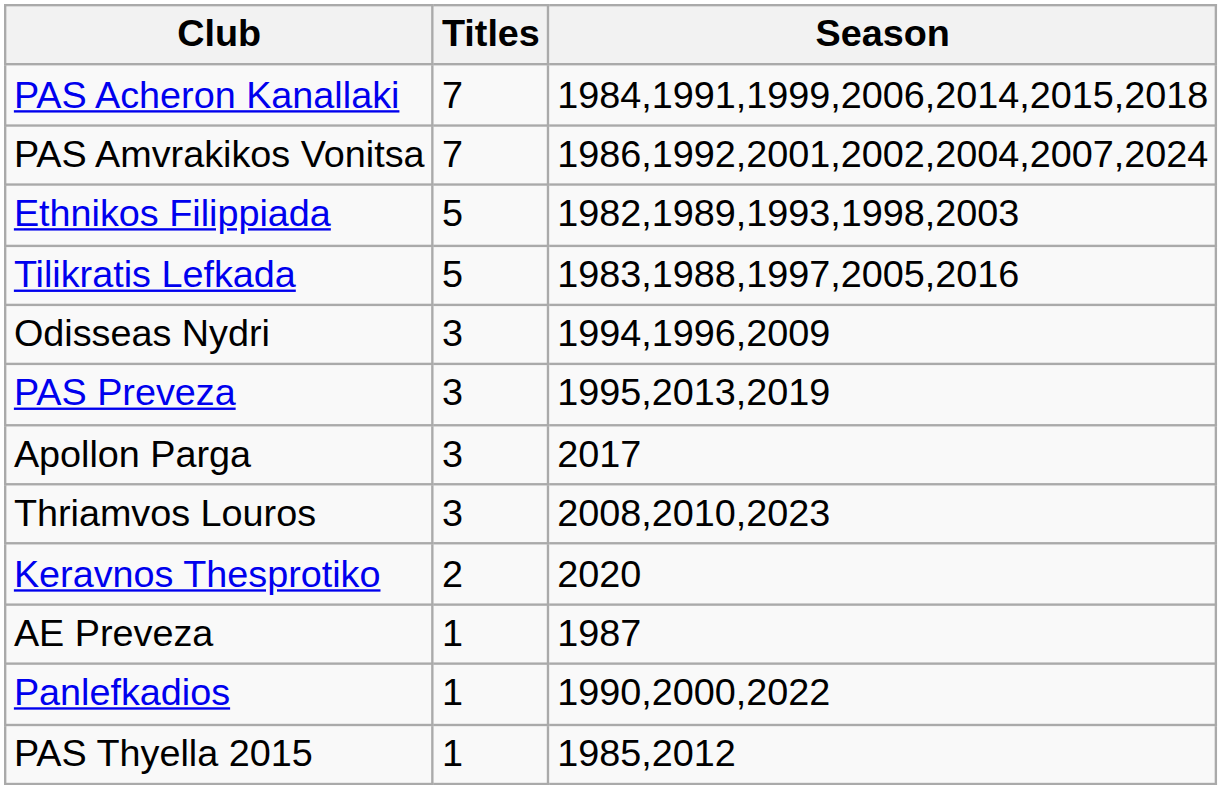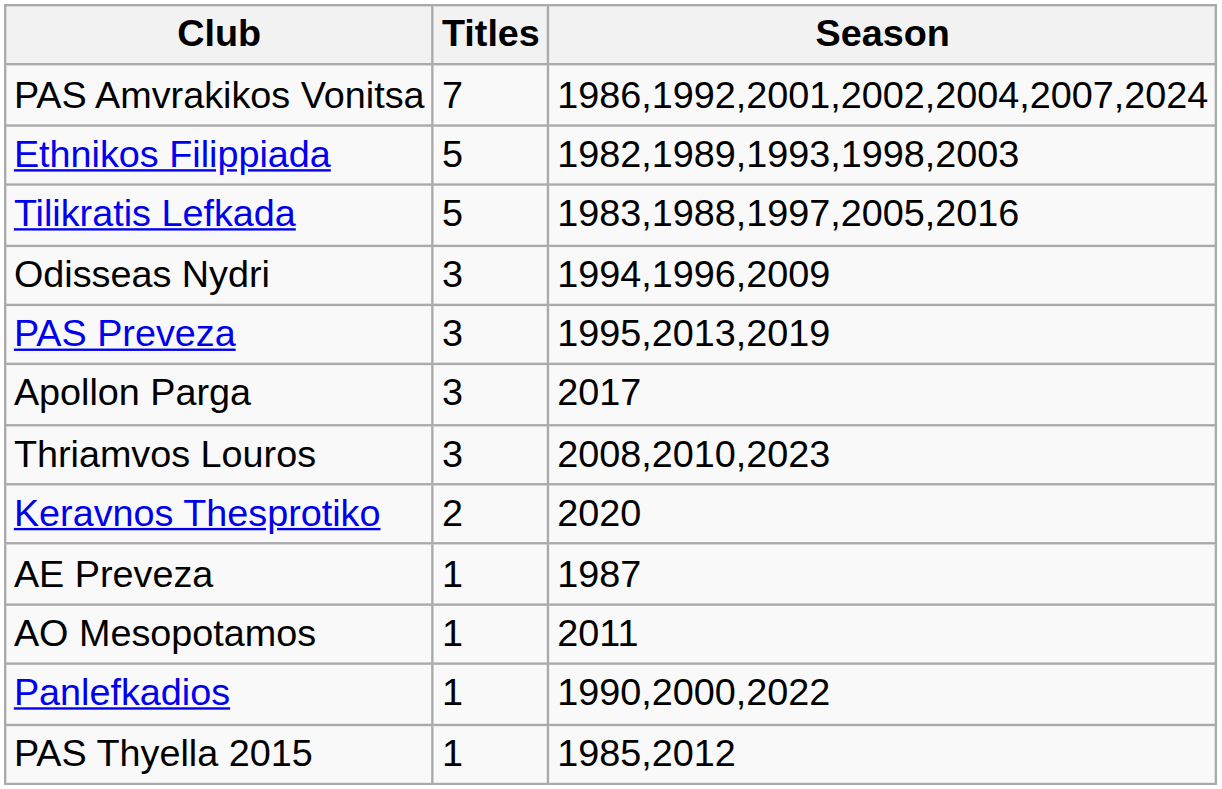- row: (207, 94)
+ row: (165, 633)
